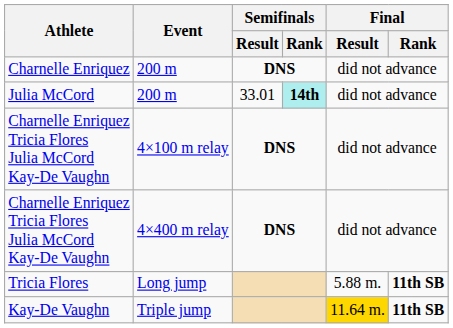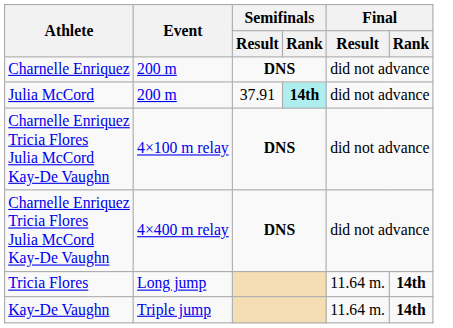(257, 95) 33.01 -> (257, 95) 37.91
(358, 284) 5.88 m. -> (358, 284) 11.64 m.
(418, 284) 11th SB -> (411, 284) 14th
(358, 310) gold background -> (358, 310) no background
(418, 310) 11th SB -> (411, 310) 14th
